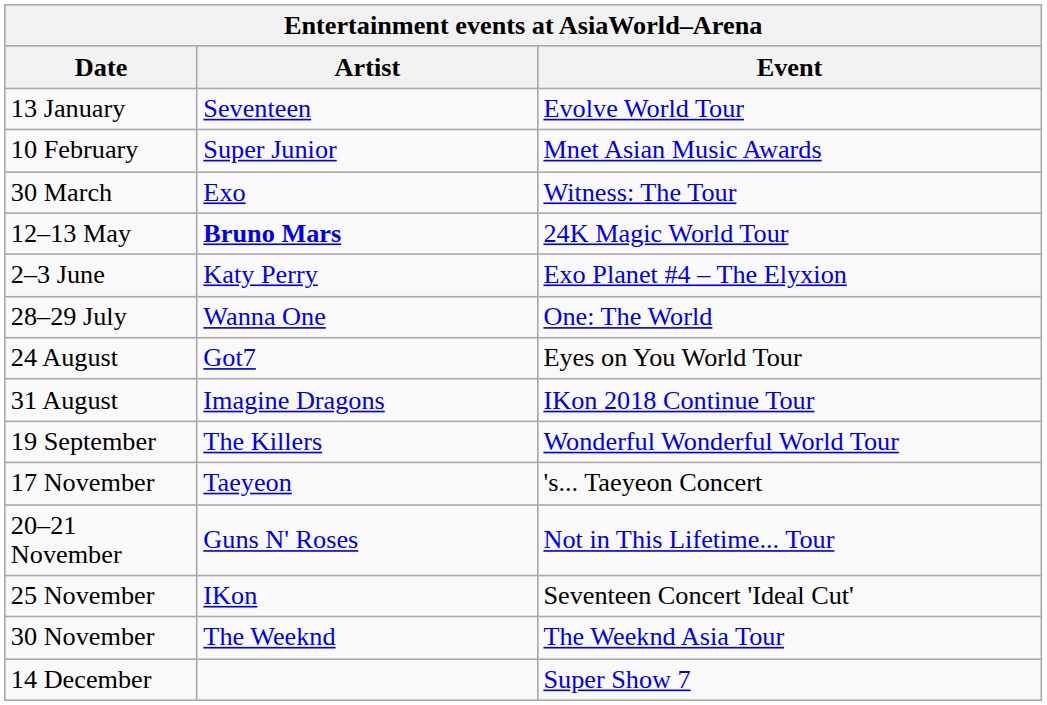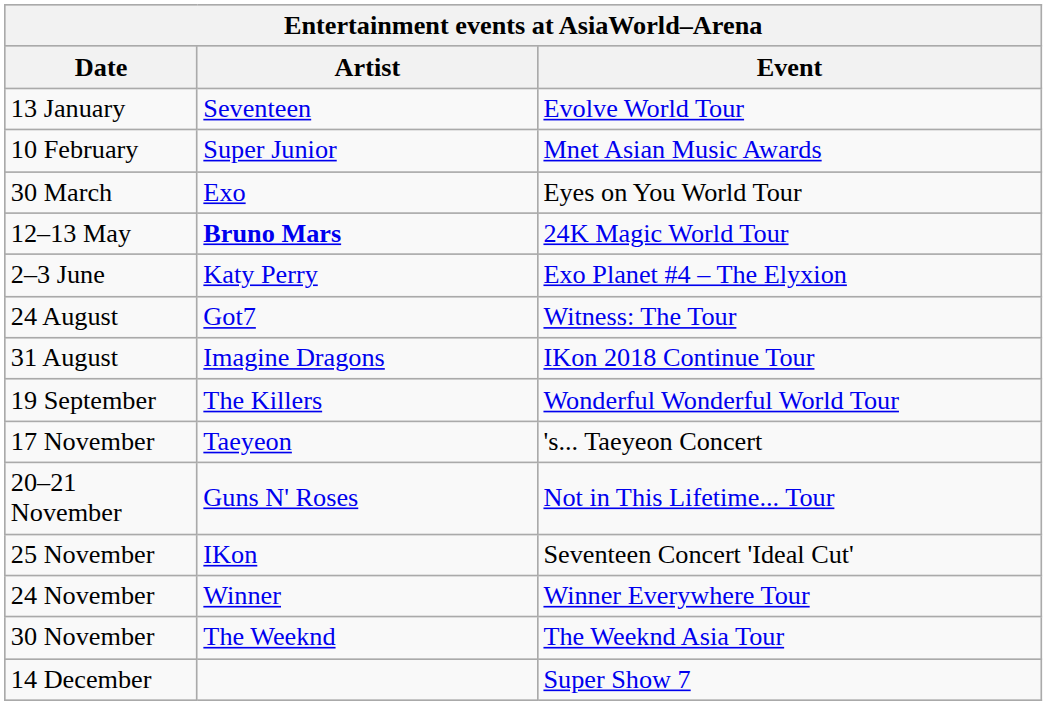(640, 191) Witness: The Tour -> (673, 191) Eyes on You World Tour
- row: (69, 316)
(673, 358) Eyes on You World Tour -> (640, 316) Witness: The Tour
+ row: (83, 595)
